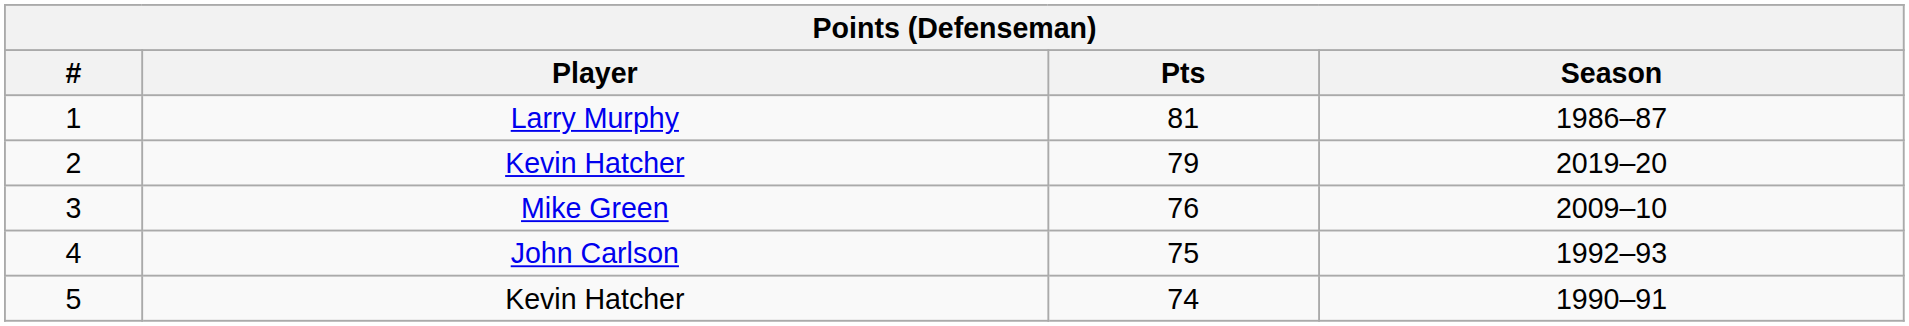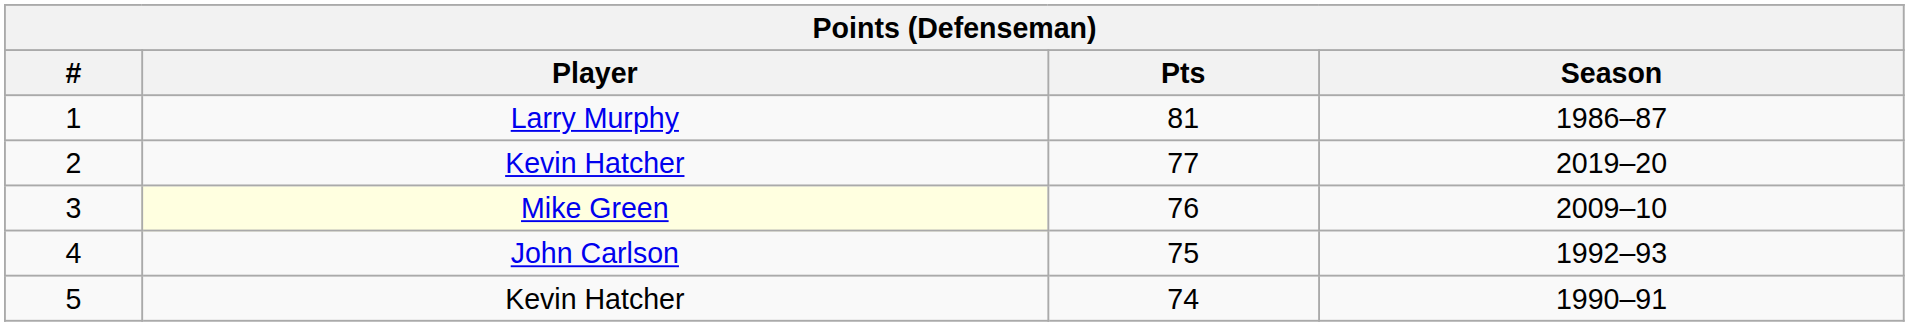(1183, 163) 79 -> (1183, 163) 77
(595, 209) no background -> (595, 209) lightyellow background
